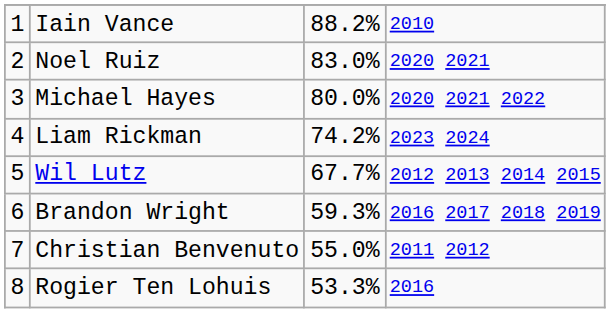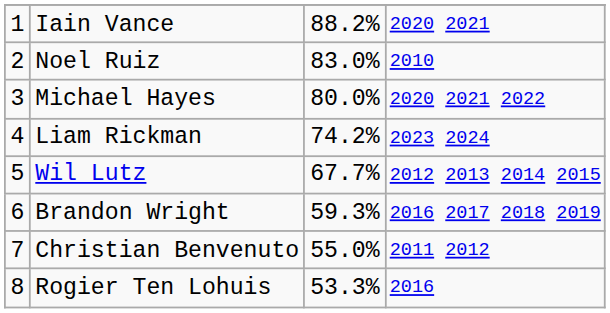(412, 24) 2010 -> (440, 24) 2020 2021
(440, 61) 2020 2021 -> (412, 61) 2010
